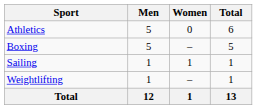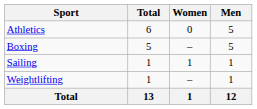columns swapped: (149, 12) <-> (231, 12)
